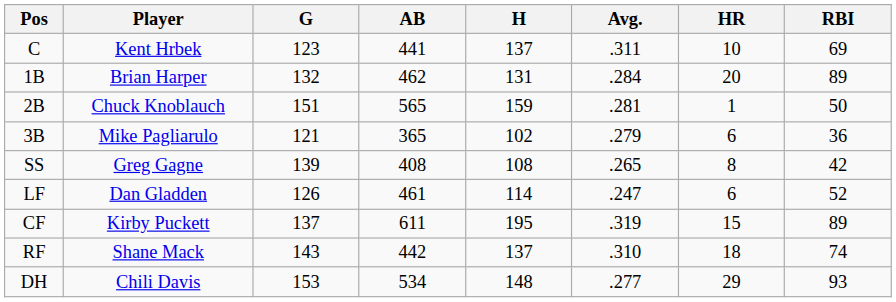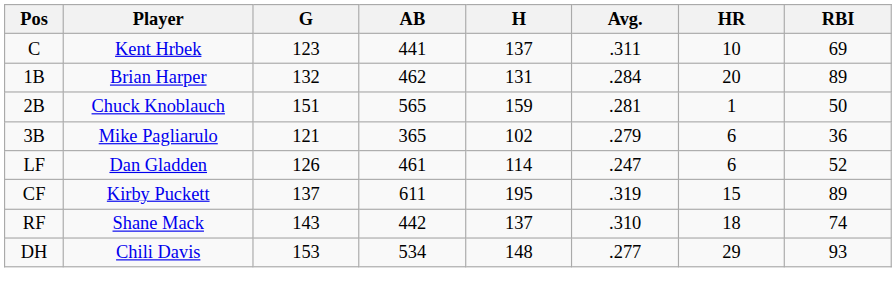- row: (34, 164)
